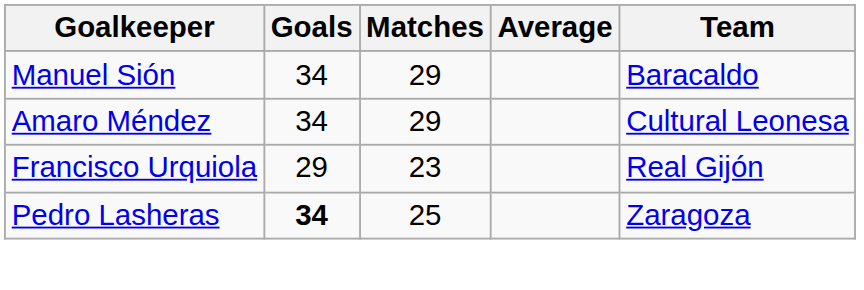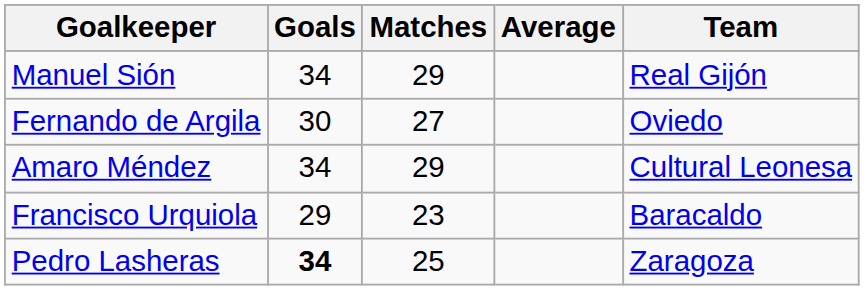(692, 74) Baracaldo -> (698, 74) Real Gijón
+ row: (136, 121)
(695, 167) Real Gijón -> (696, 214) Baracaldo
